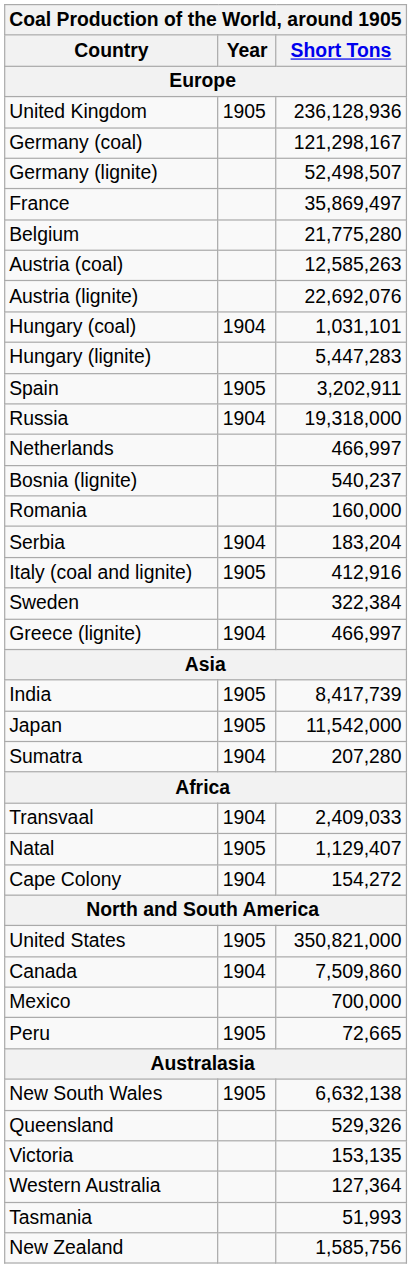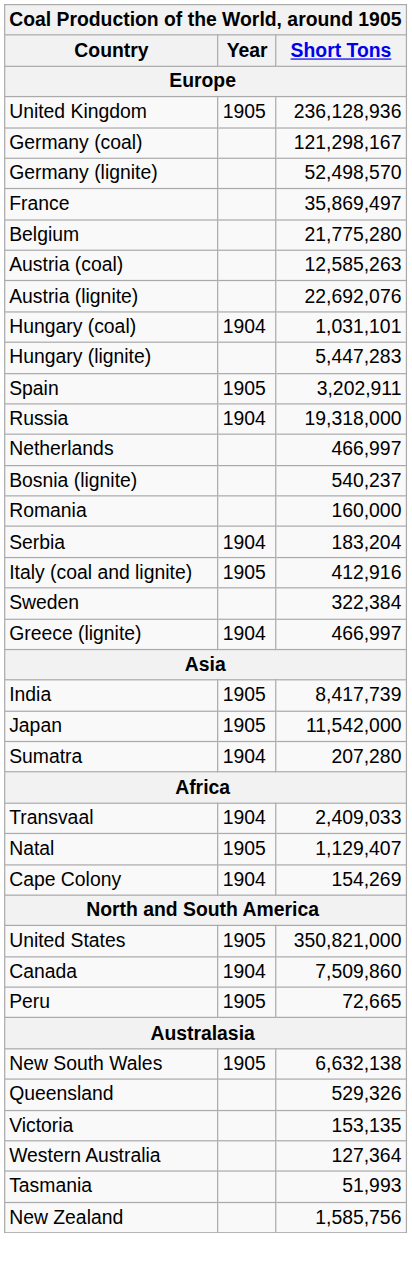(353, 173) 52,498,507 -> (353, 173) 52,498,570
(366, 879) 154,272 -> (366, 879) 154,269
- row: (40, 1002)
